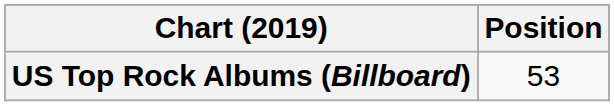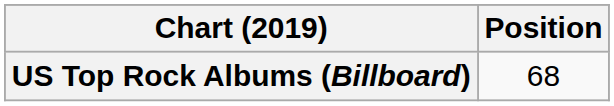(543, 75) 53 -> (543, 75) 68
